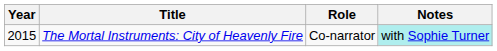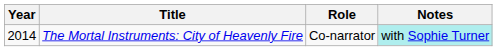(22, 35) 2015 -> (22, 35) 2014
